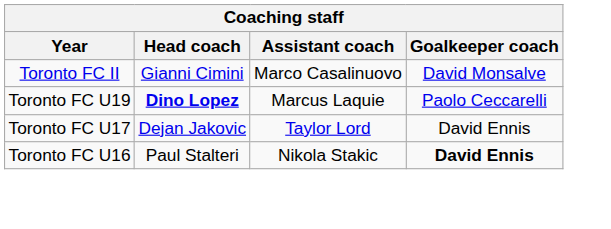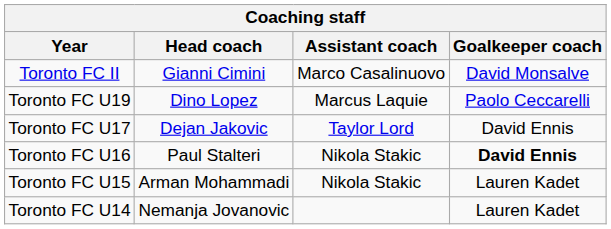(192, 100) bold -> (214, 100) normal
+ row: (70, 182)
+ row: (70, 210)
